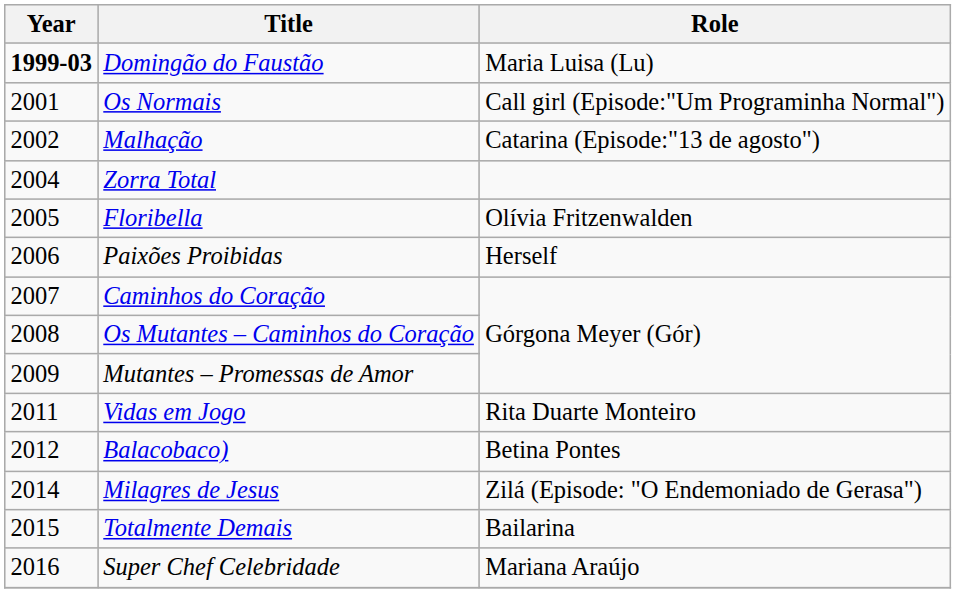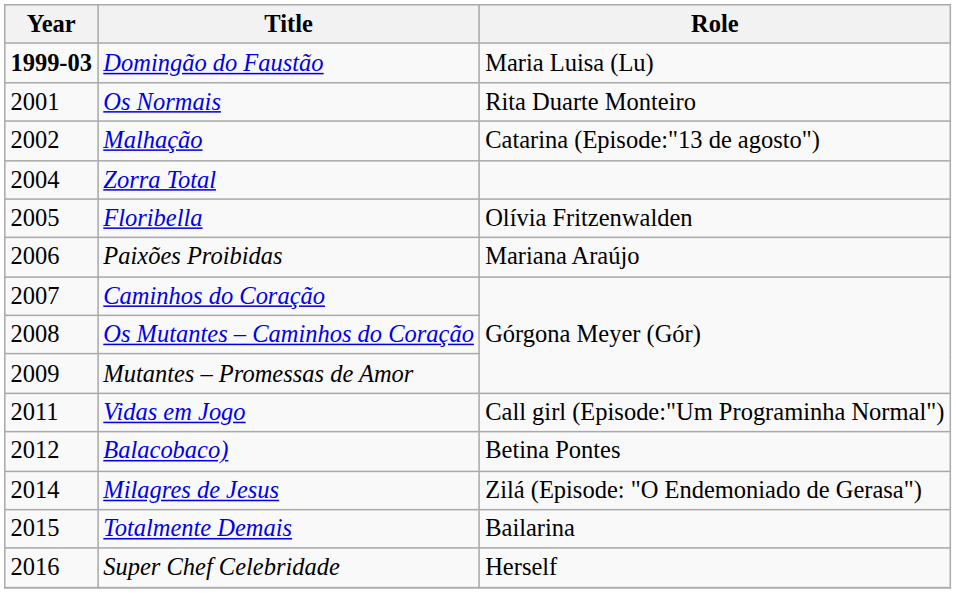(715, 101) Call girl (Episode:"Um Programinha Normal") -> (591, 101) Rita Duarte Monteiro
(521, 256) Herself -> (562, 256) Mariana Araújo
(591, 412) Rita Duarte Monteiro -> (715, 412) Call girl (Episode:"Um Programinha Normal")
(562, 567) Mariana Araújo -> (521, 567) Herself
